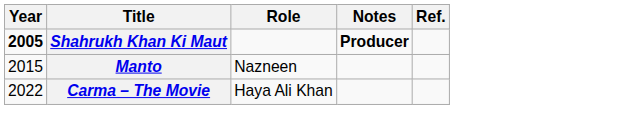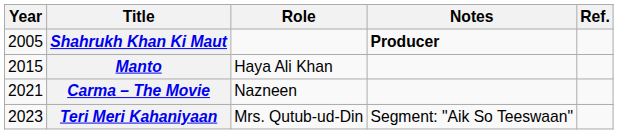(26, 41) bold -> (26, 41) normal
(266, 66) Nazneen -> (284, 66) Haya Ali Khan
(26, 91) 2022 -> (26, 91) 2021
(284, 91) Haya Ali Khan -> (266, 91) Nazneen
+ row: (139, 116)
